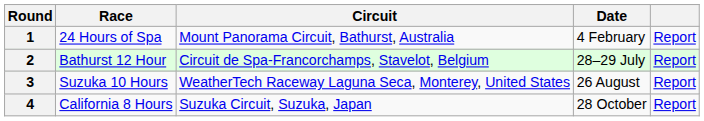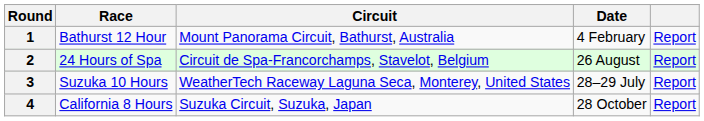(110, 38) 24 Hours of Spa -> (113, 38) Bathurst 12 Hour
(113, 60) Bathurst 12 Hour -> (110, 60) 24 Hours of Spa
(611, 60) 28–29 July -> (608, 60) 26 August
(608, 82) 26 August -> (611, 82) 28–29 July
